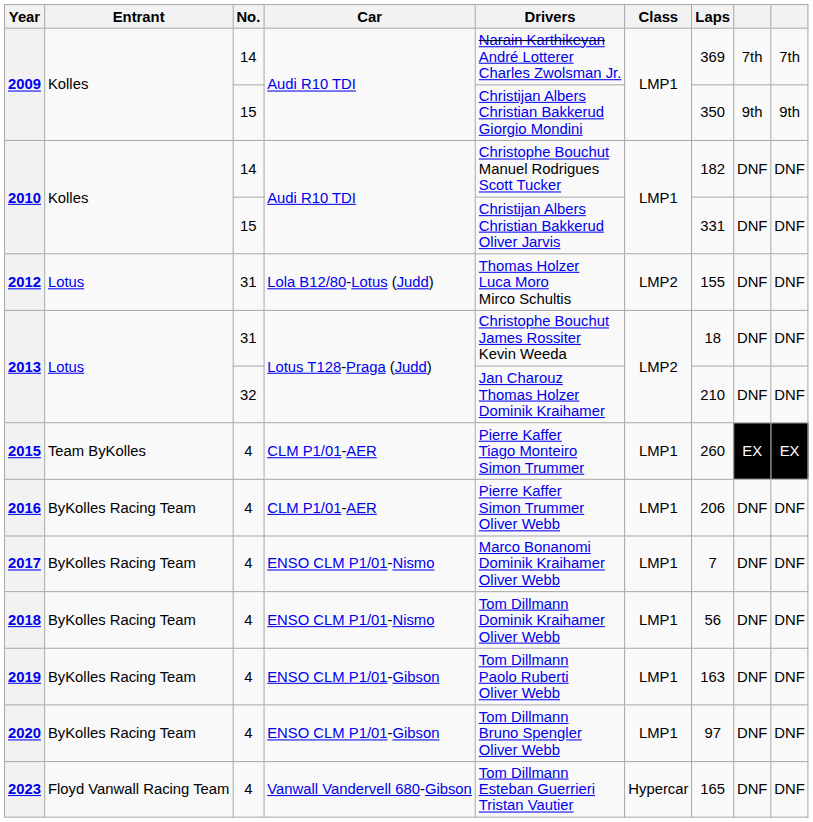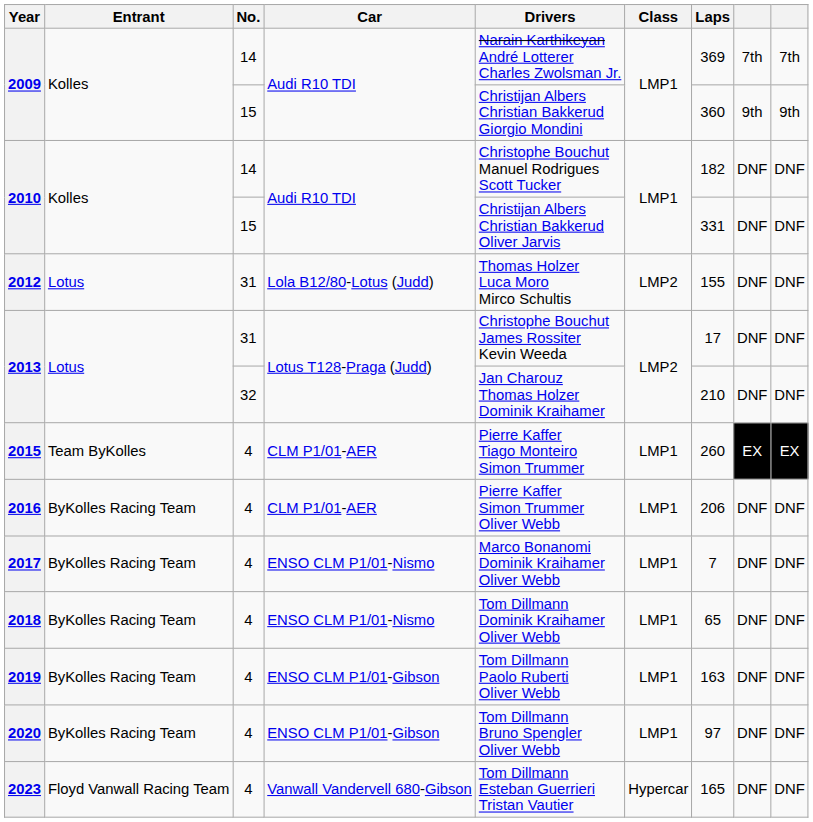(713, 113) 350 -> (713, 113) 360
(713, 338) 18 -> (713, 338) 17
(713, 620) 56 -> (713, 620) 65
